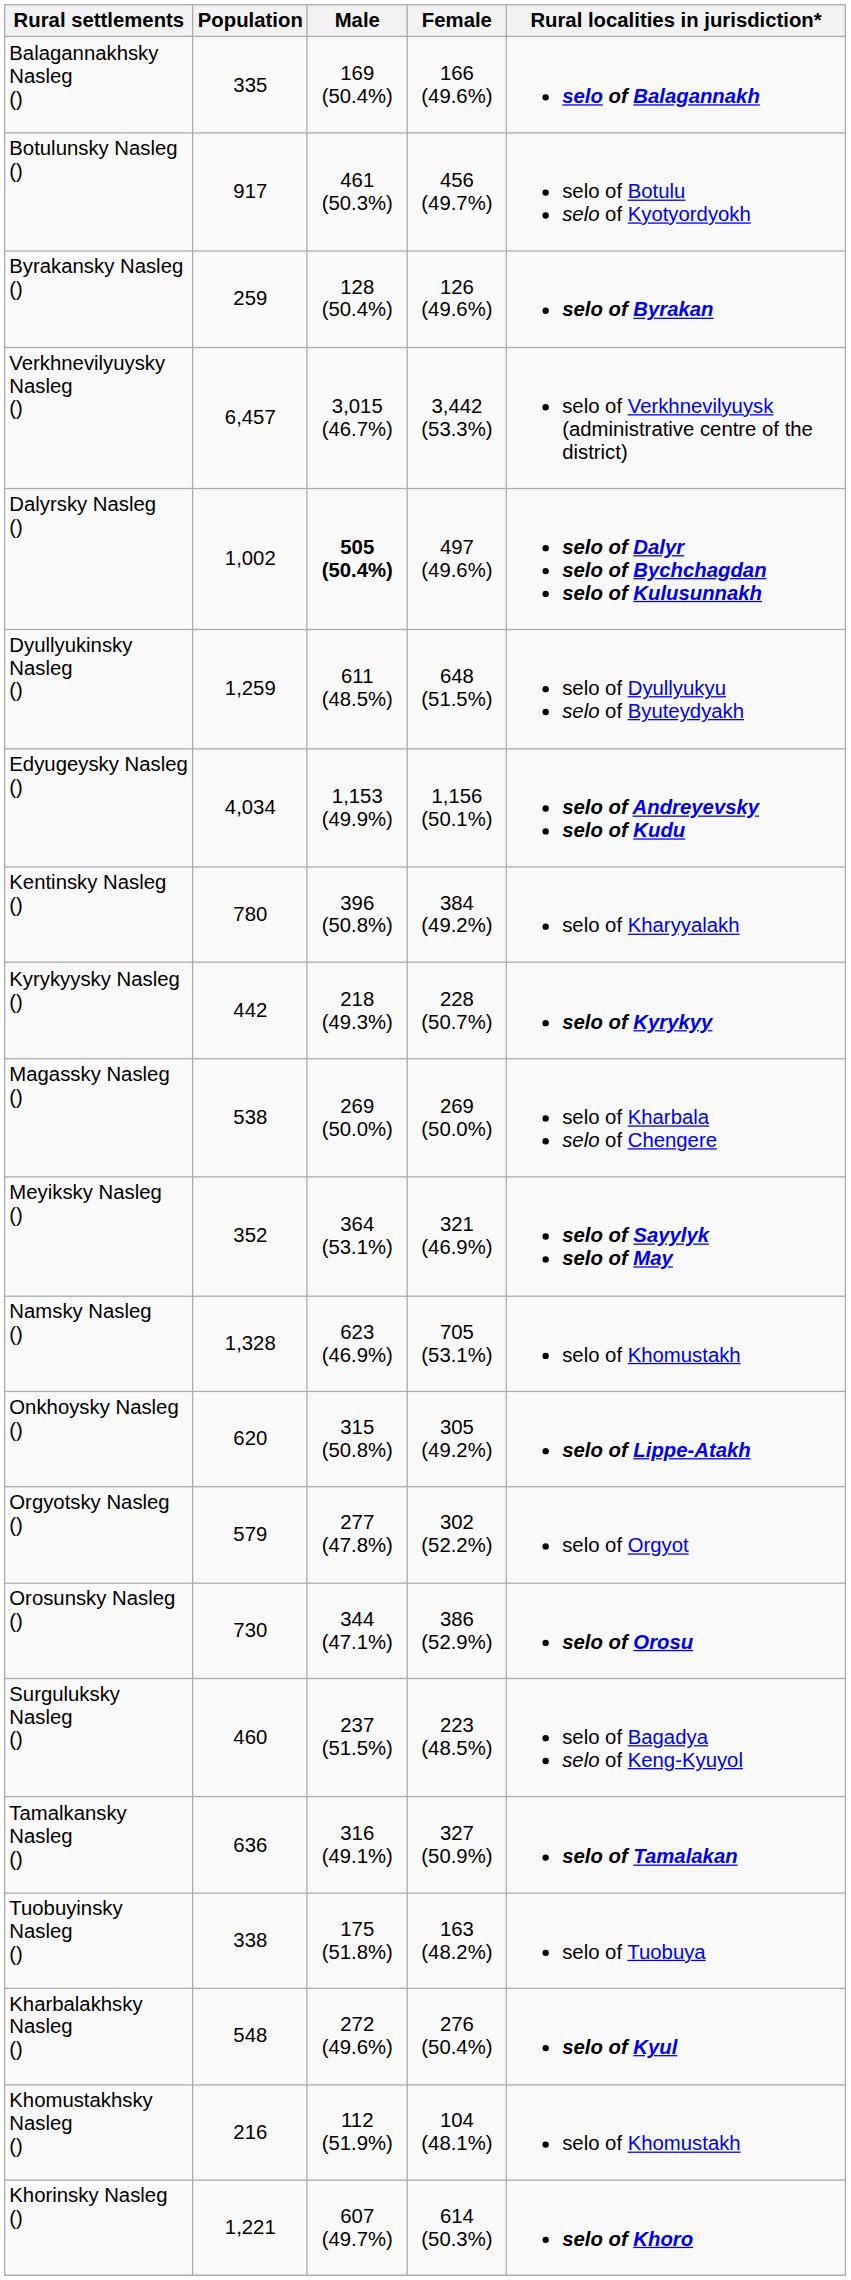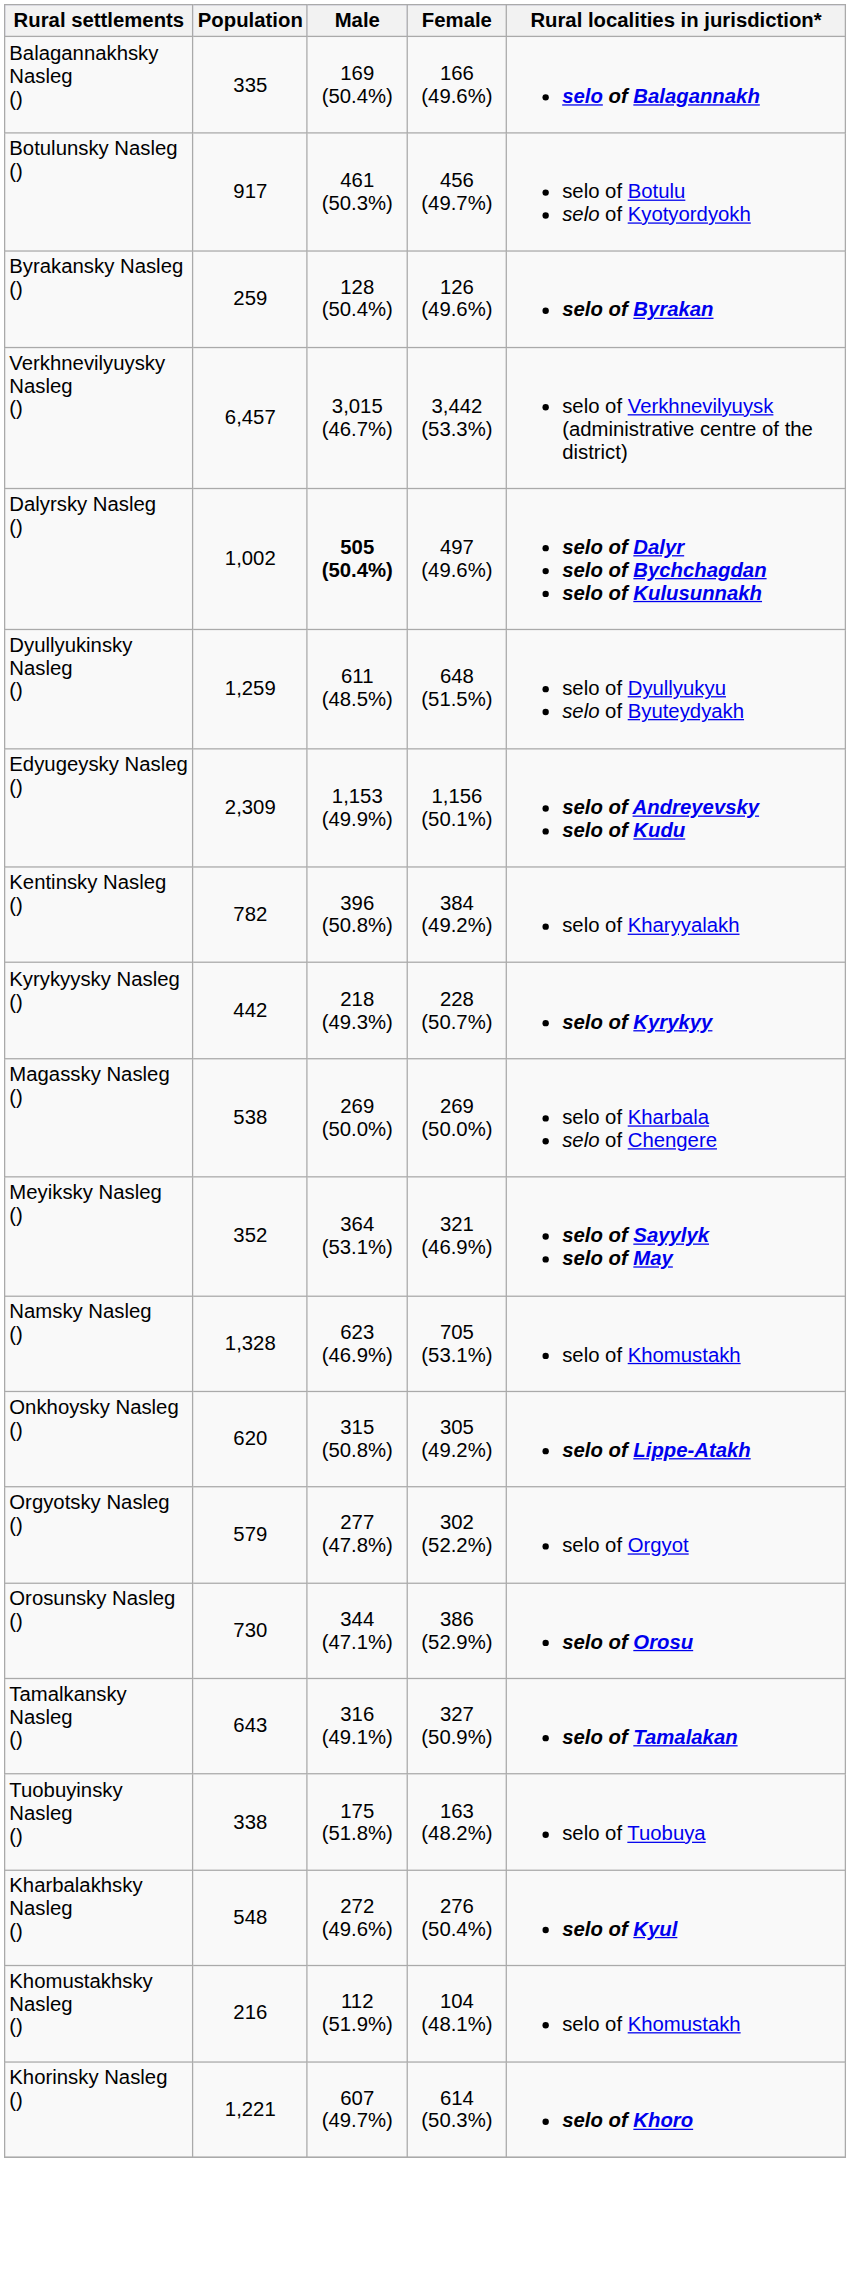(250, 807) 4,034 -> (250, 807) 2,309
(250, 914) 780 -> (250, 914) 782
- row: (65, 1717)
(250, 1844) 636 -> (250, 1726) 643
